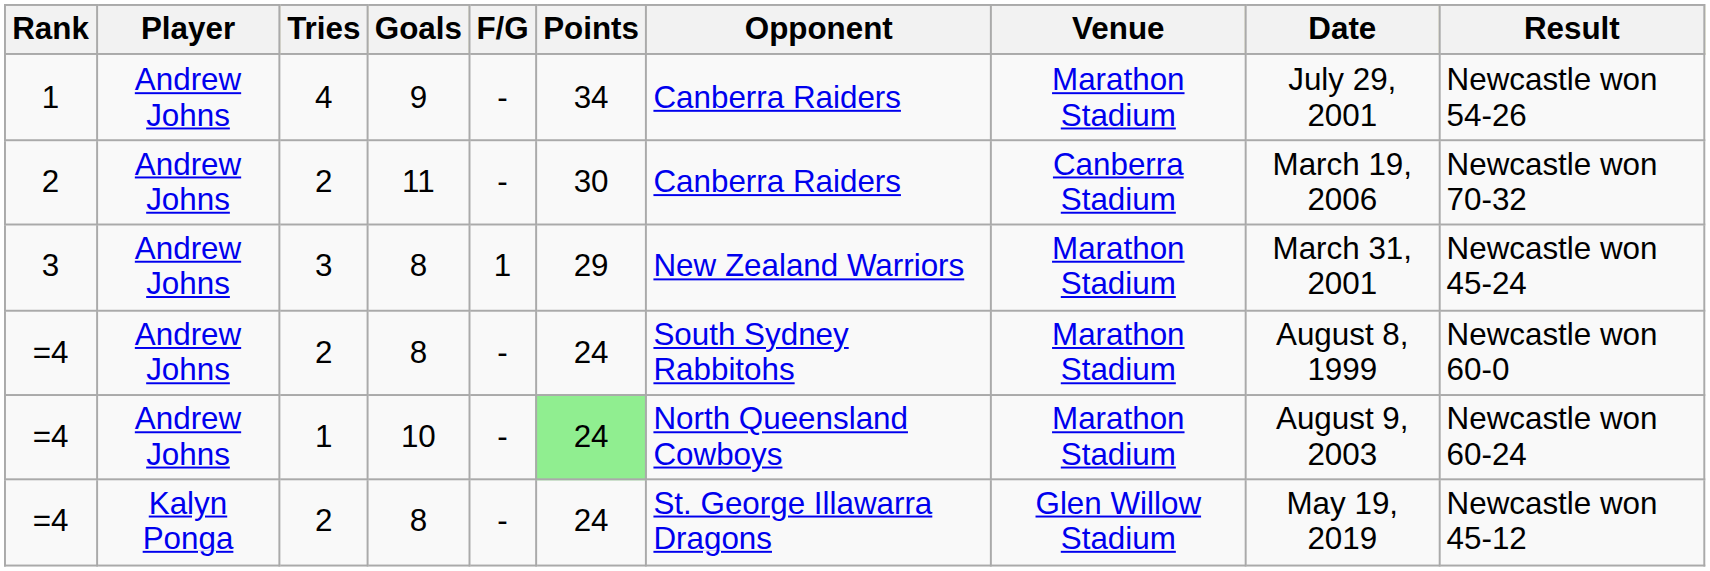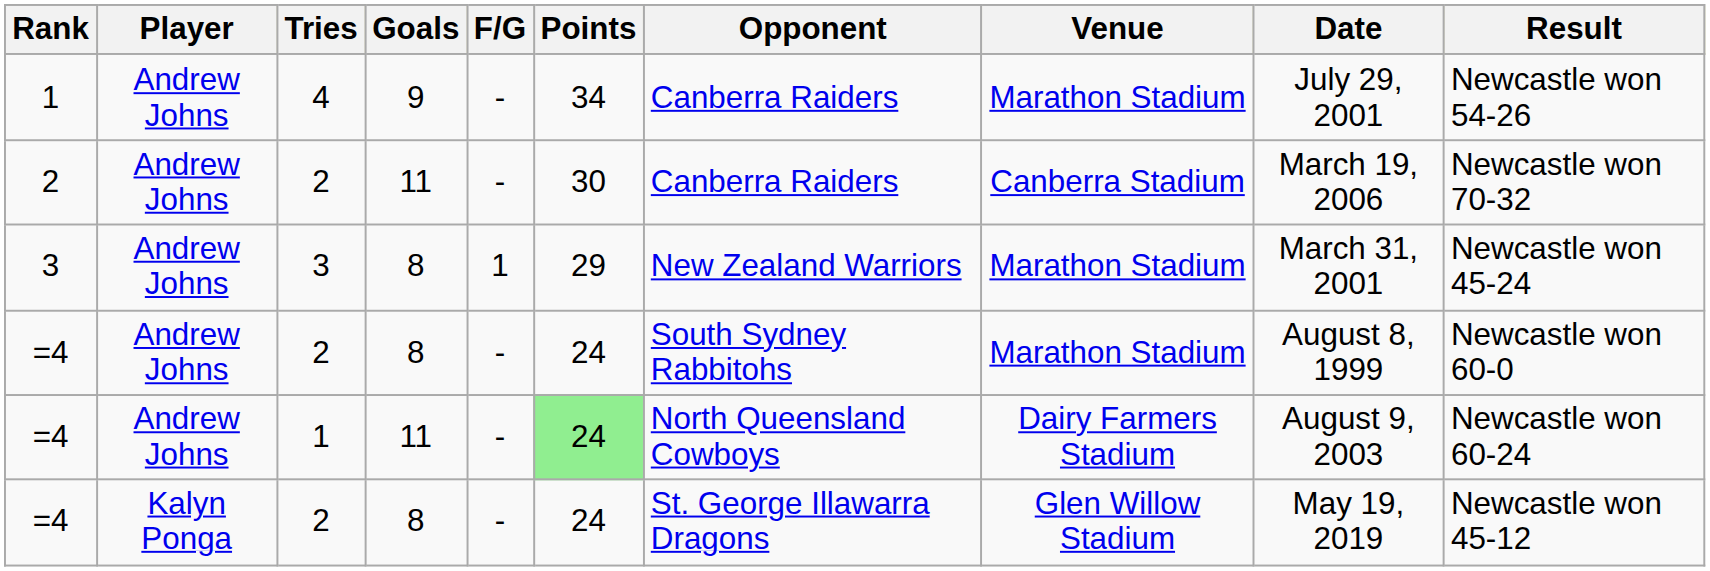(418, 436) 10 -> (416, 436) 11
(1118, 436) Marathon Stadium -> (1118, 436) Dairy Farmers Stadium
